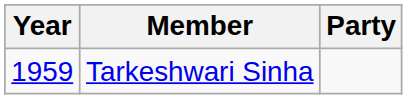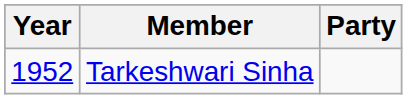(42, 70) 1959 -> (42, 70) 1952
